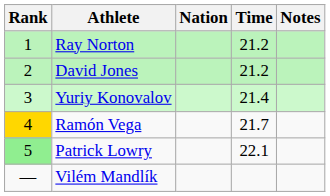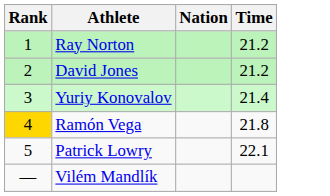- column: (300, 17)
(254, 124) 21.7 -> (254, 124) 21.8
(28, 151) lightgreen background -> (28, 151) no background
